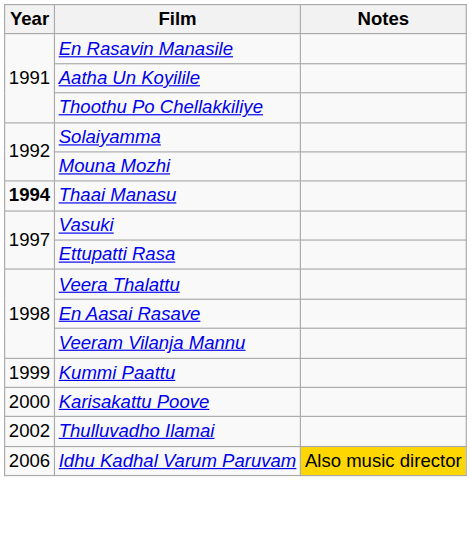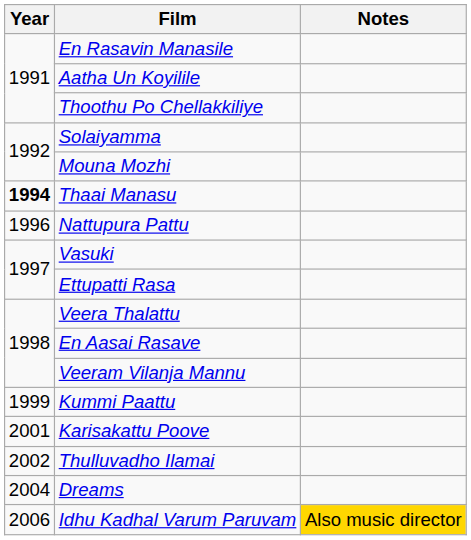+ row: (124, 225)
(30, 401) 2000 -> (30, 431) 2001
+ row: (91, 490)
